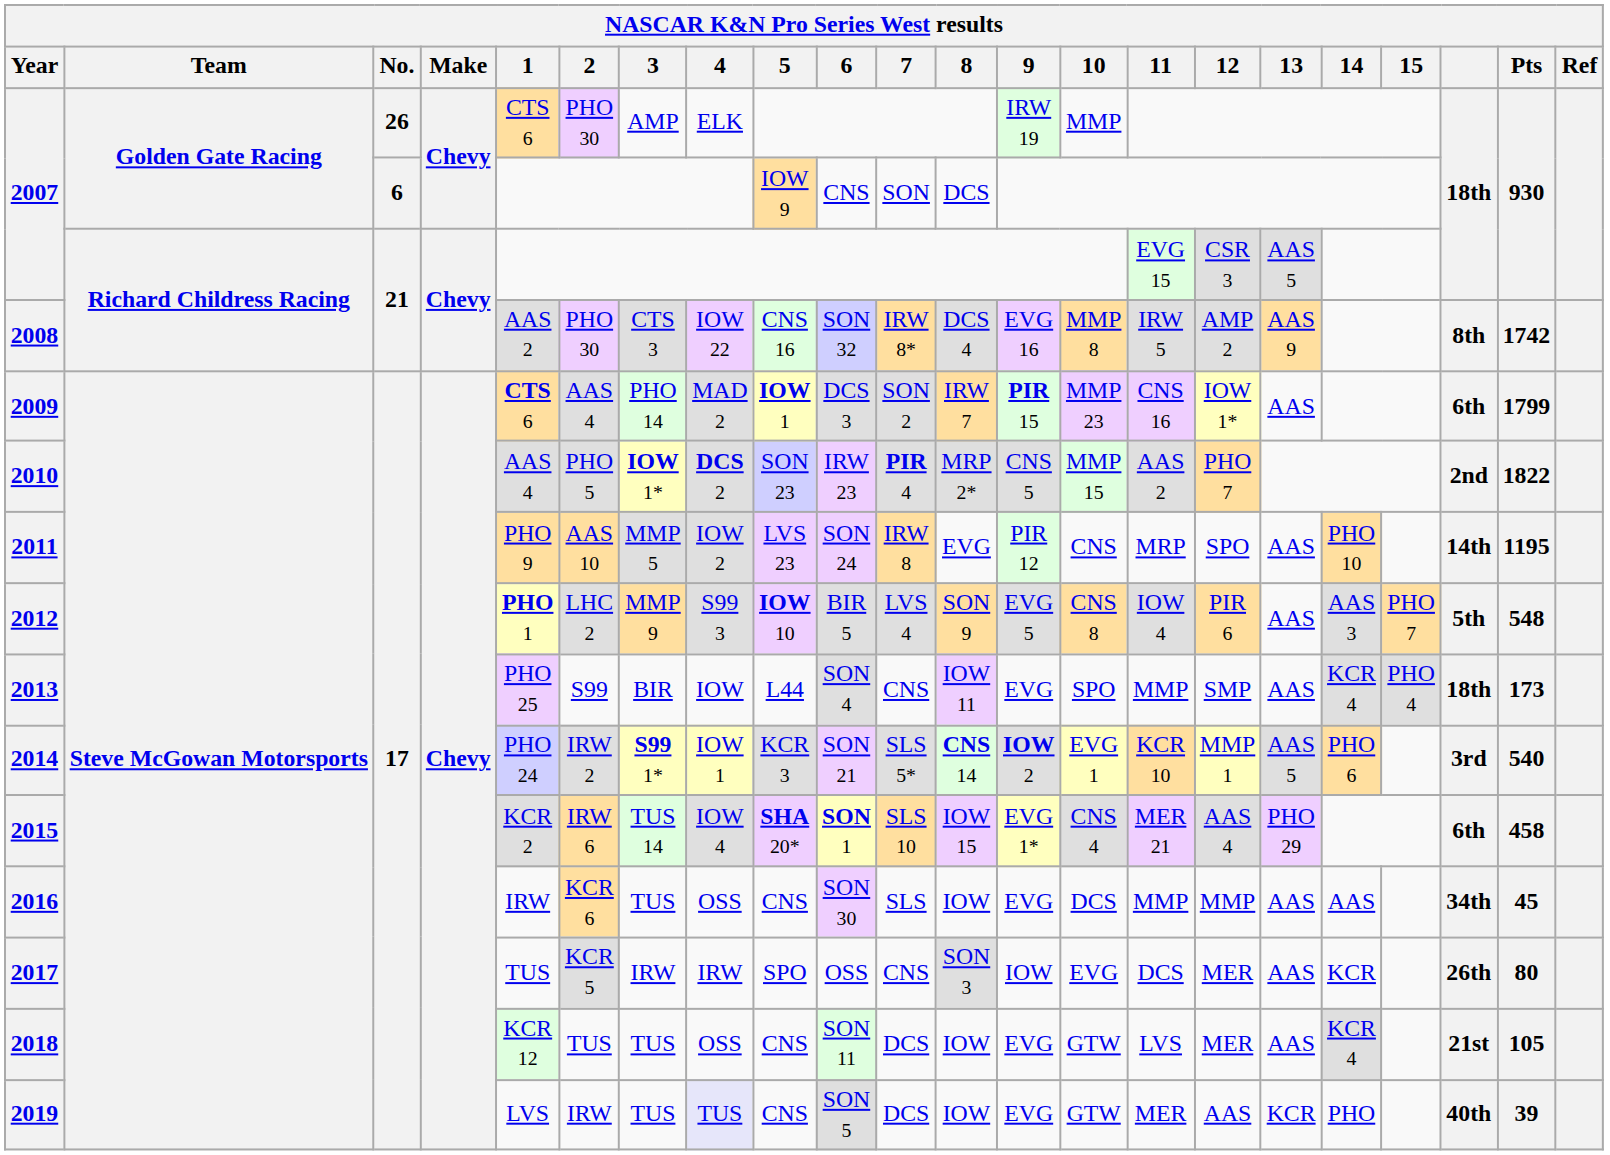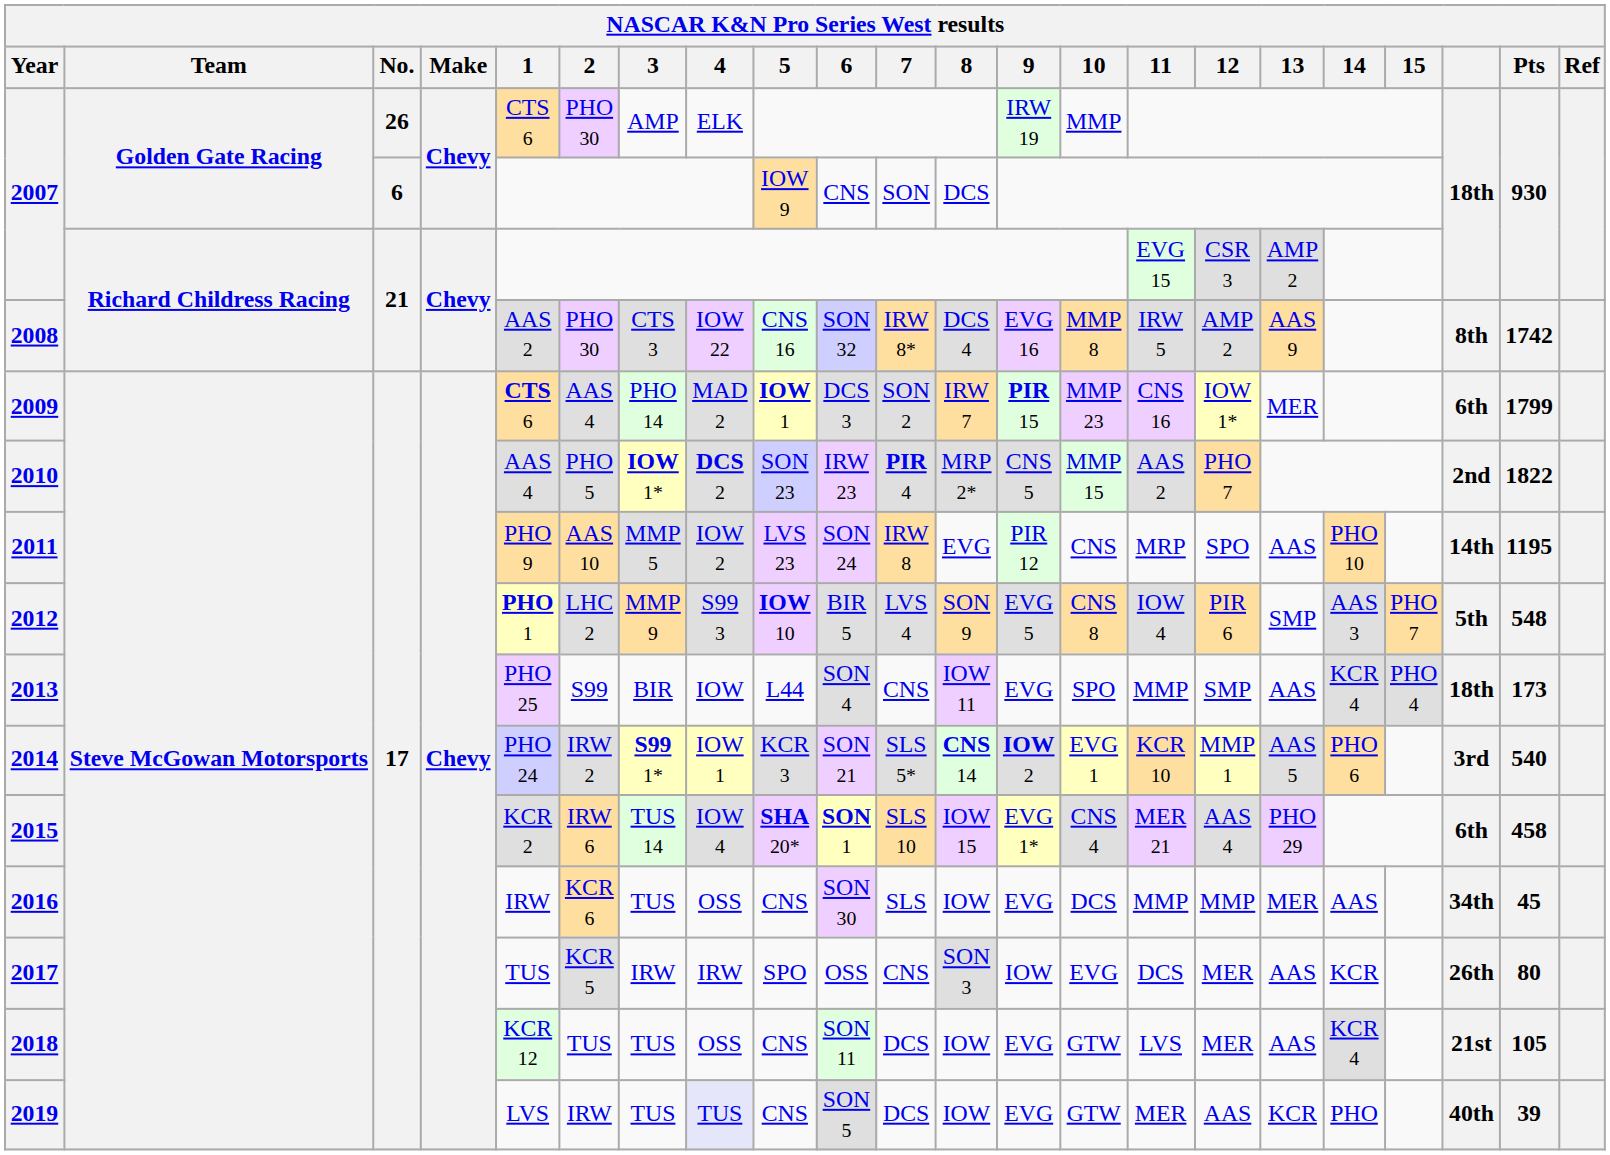(1291, 262) AAS 5 -> (1292, 262) AMP 2
(1291, 405) AAS -> (1292, 405) MER
(1291, 618) AAS -> (1292, 618) SMP
(1291, 901) AAS -> (1292, 901) MER
